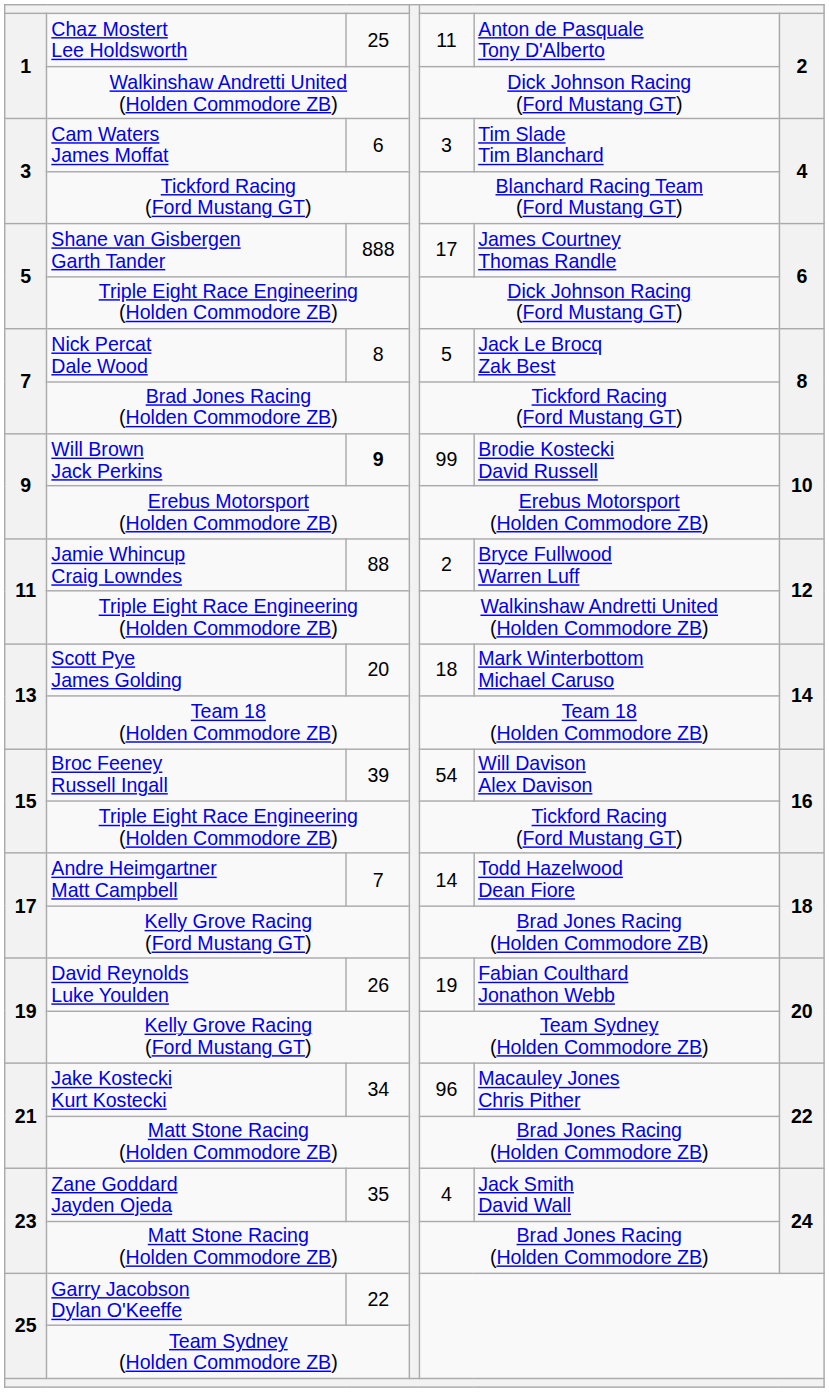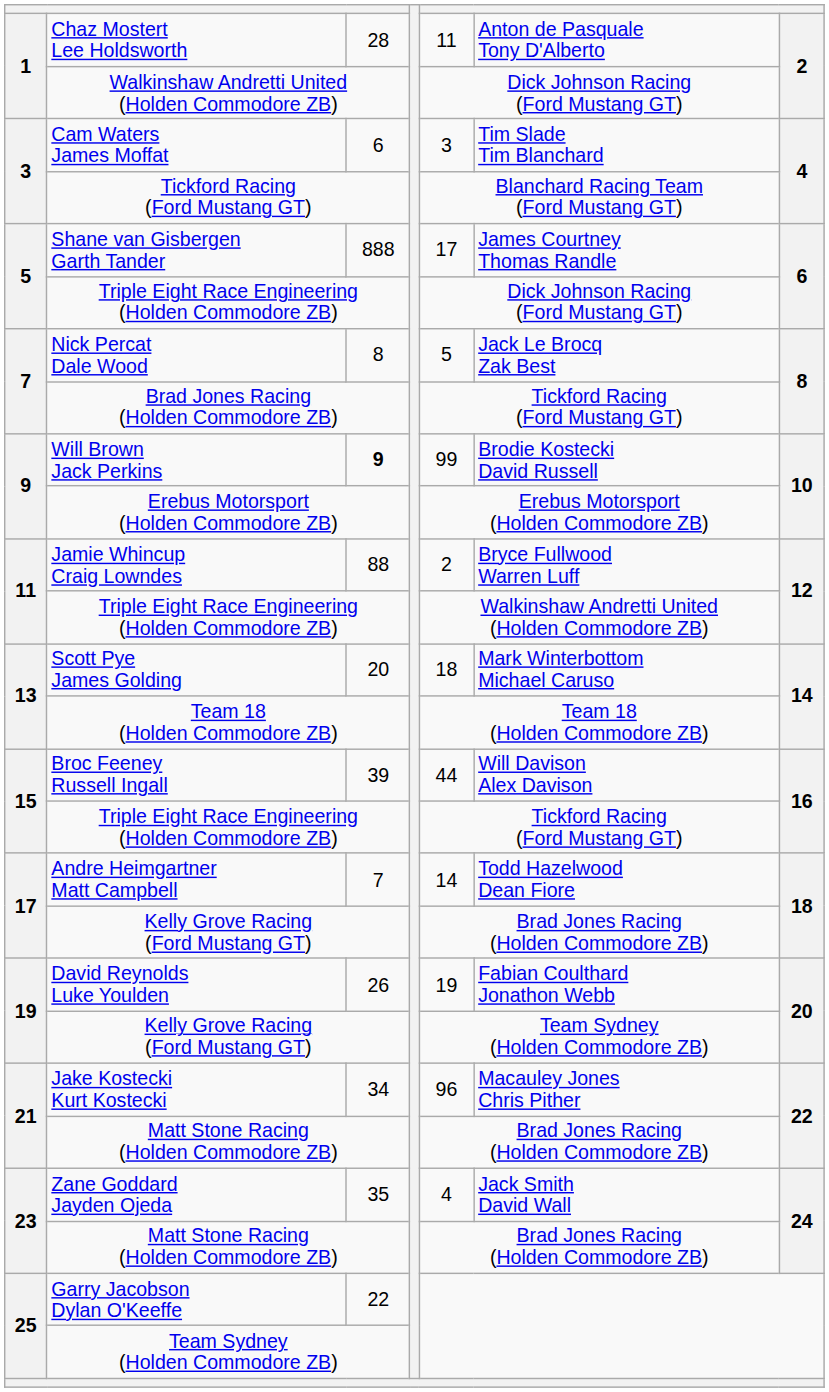(378, 40) 25 -> (378, 40) 28
(446, 774) 54 -> (446, 774) 44
